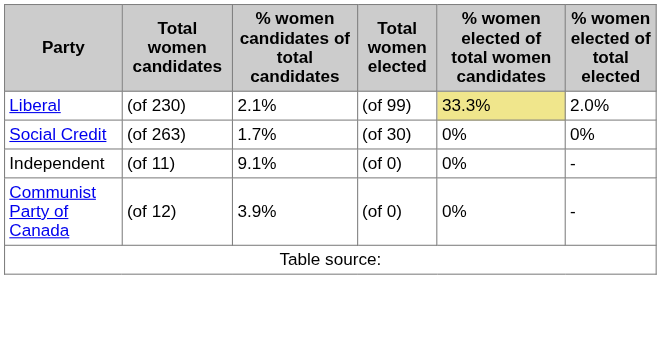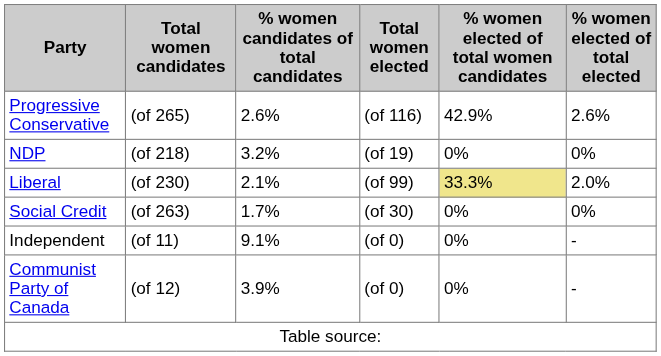+ row: (59, 115)
+ row: (27, 153)
